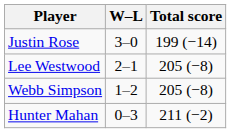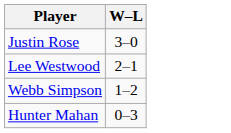- column: (186, 16)
